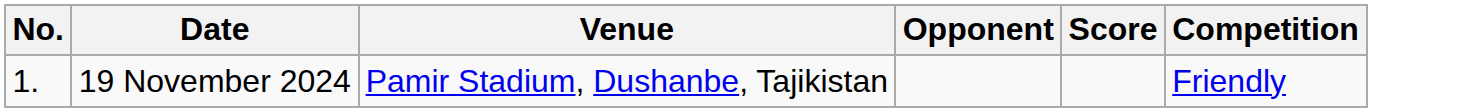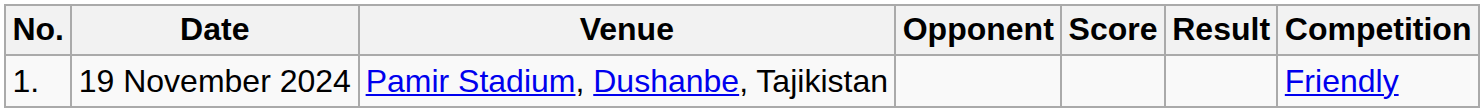+ column: (1221, 29)
